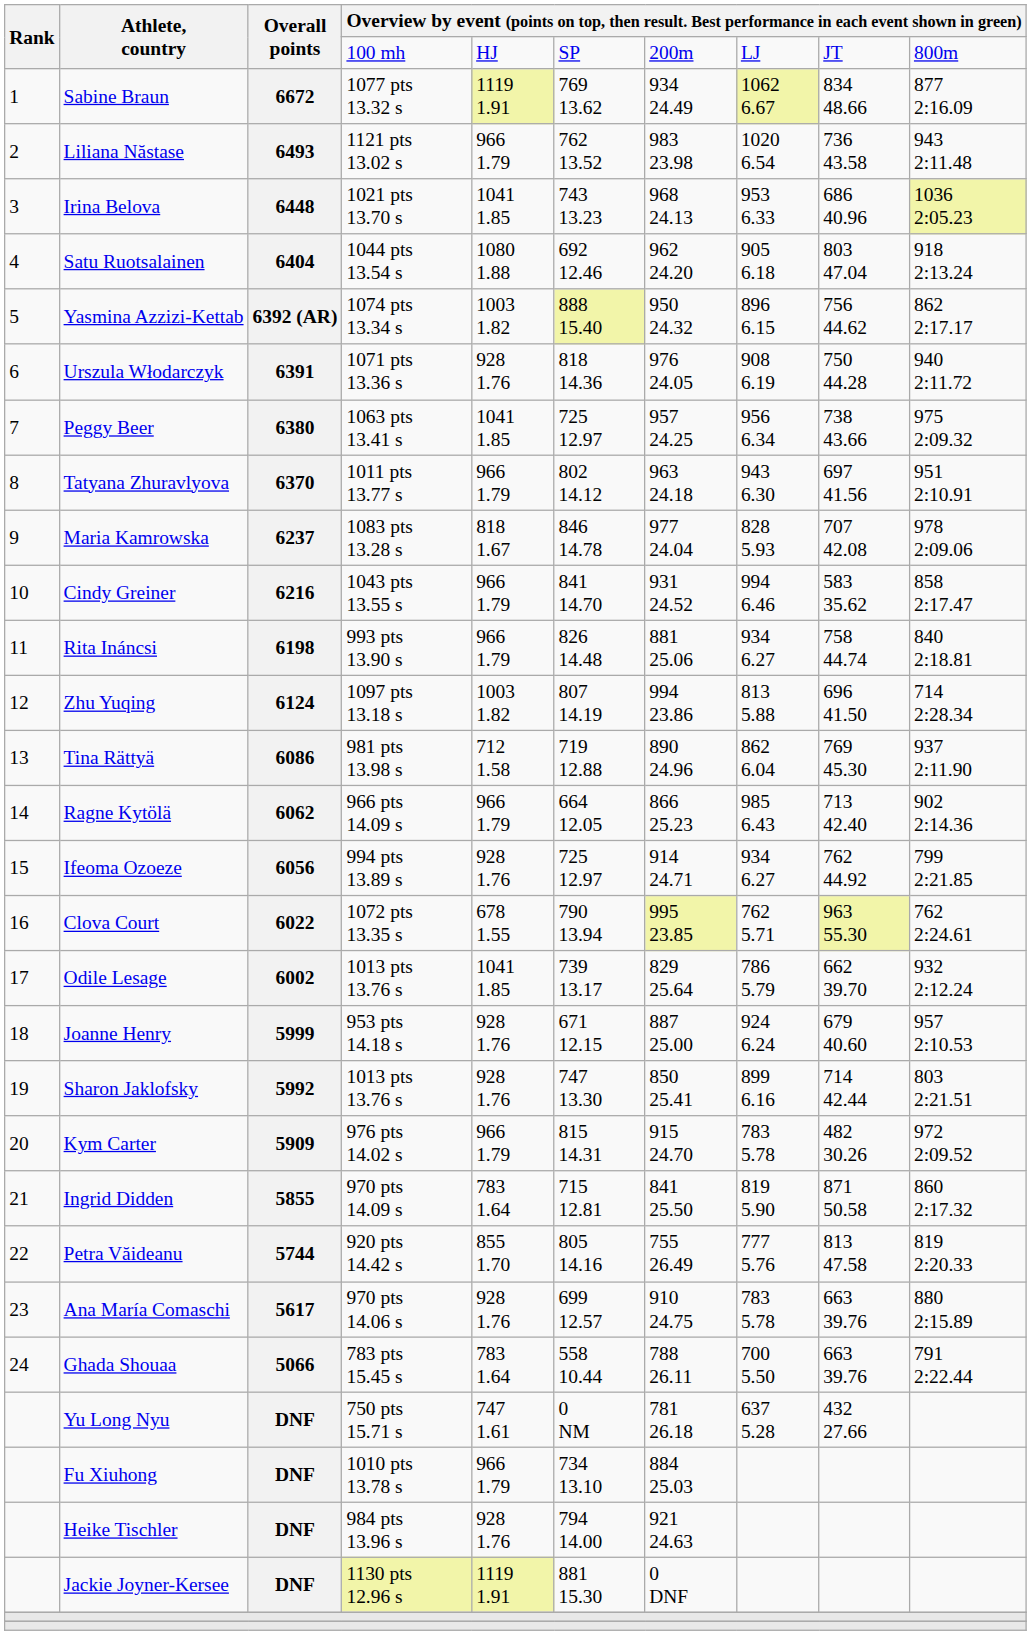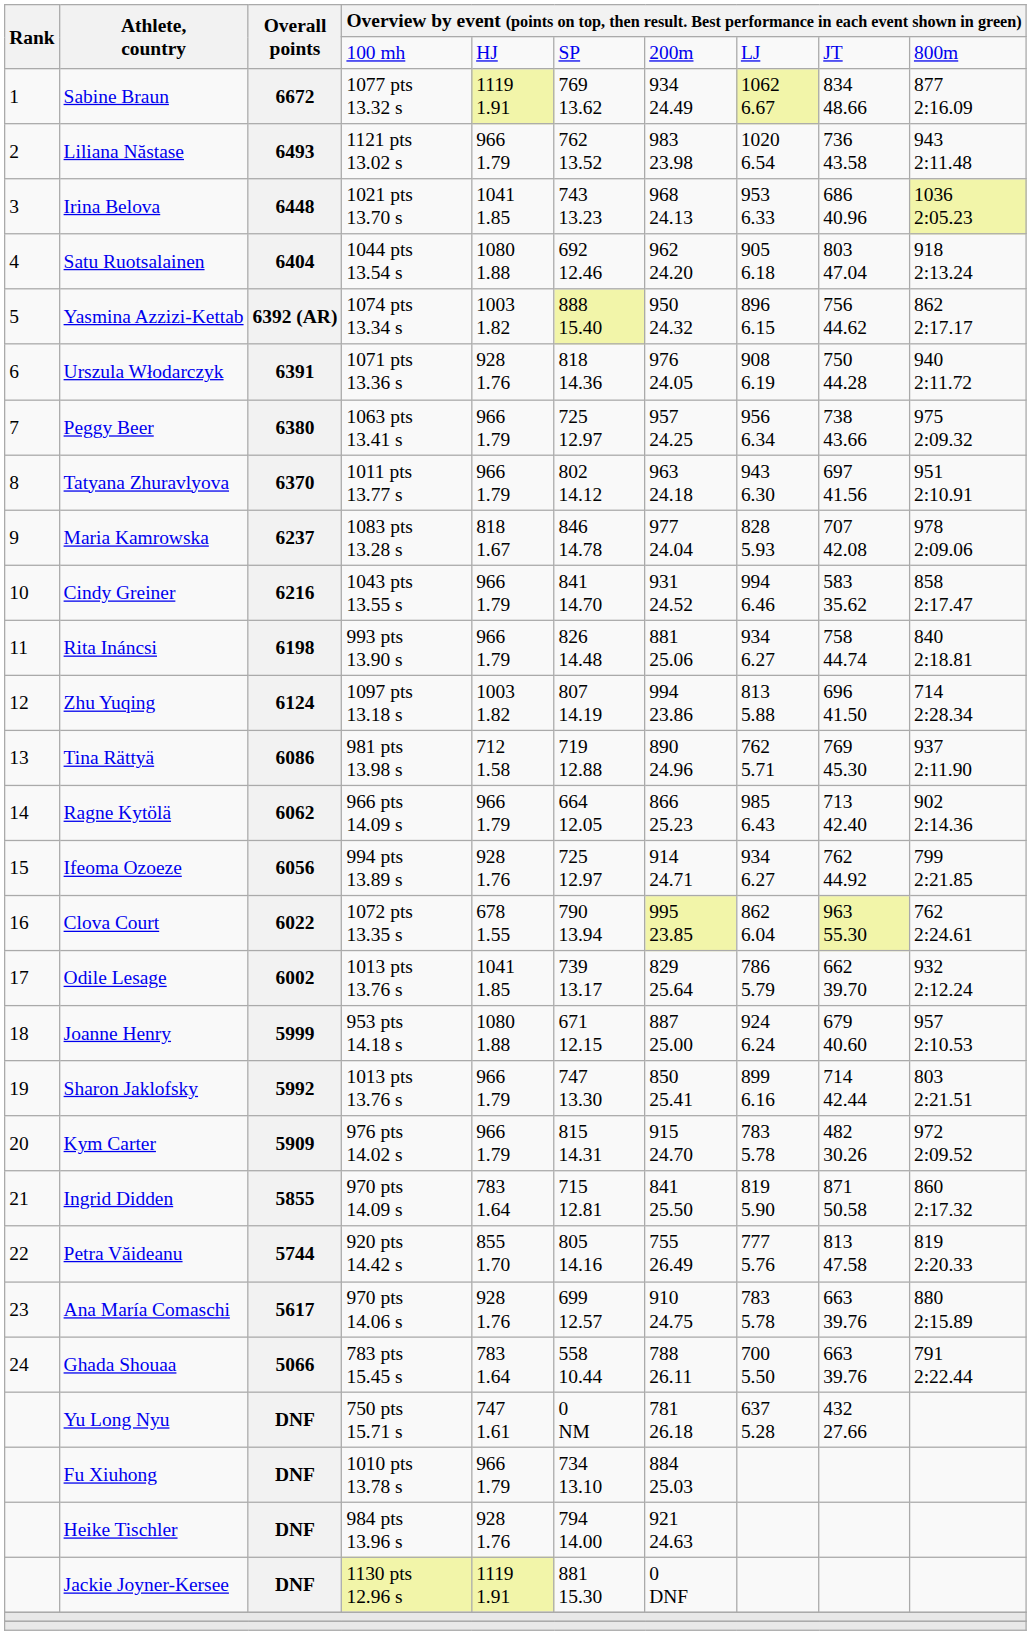(496, 427) 1041 1.85 -> (493, 427) 966 1.79
(758, 757) 862 6.04 -> (758, 757) 762 5.71
(758, 923) 762 5.71 -> (758, 923) 862 6.04
(493, 1033) 928 1.76 -> (496, 1033) 1080 1.88
(493, 1088) 928 1.76 -> (493, 1088) 966 1.79
